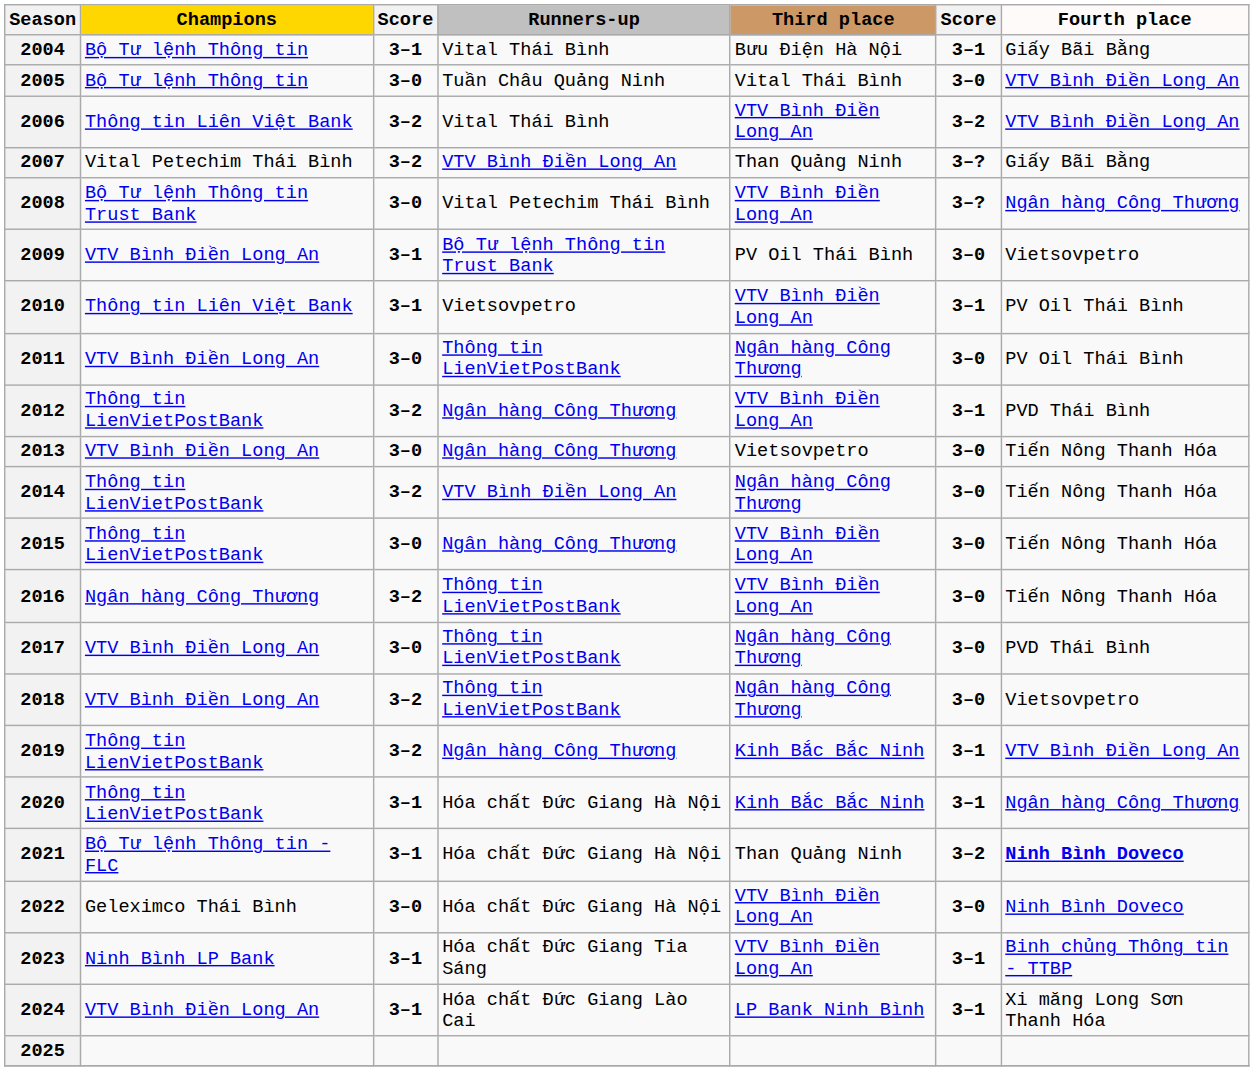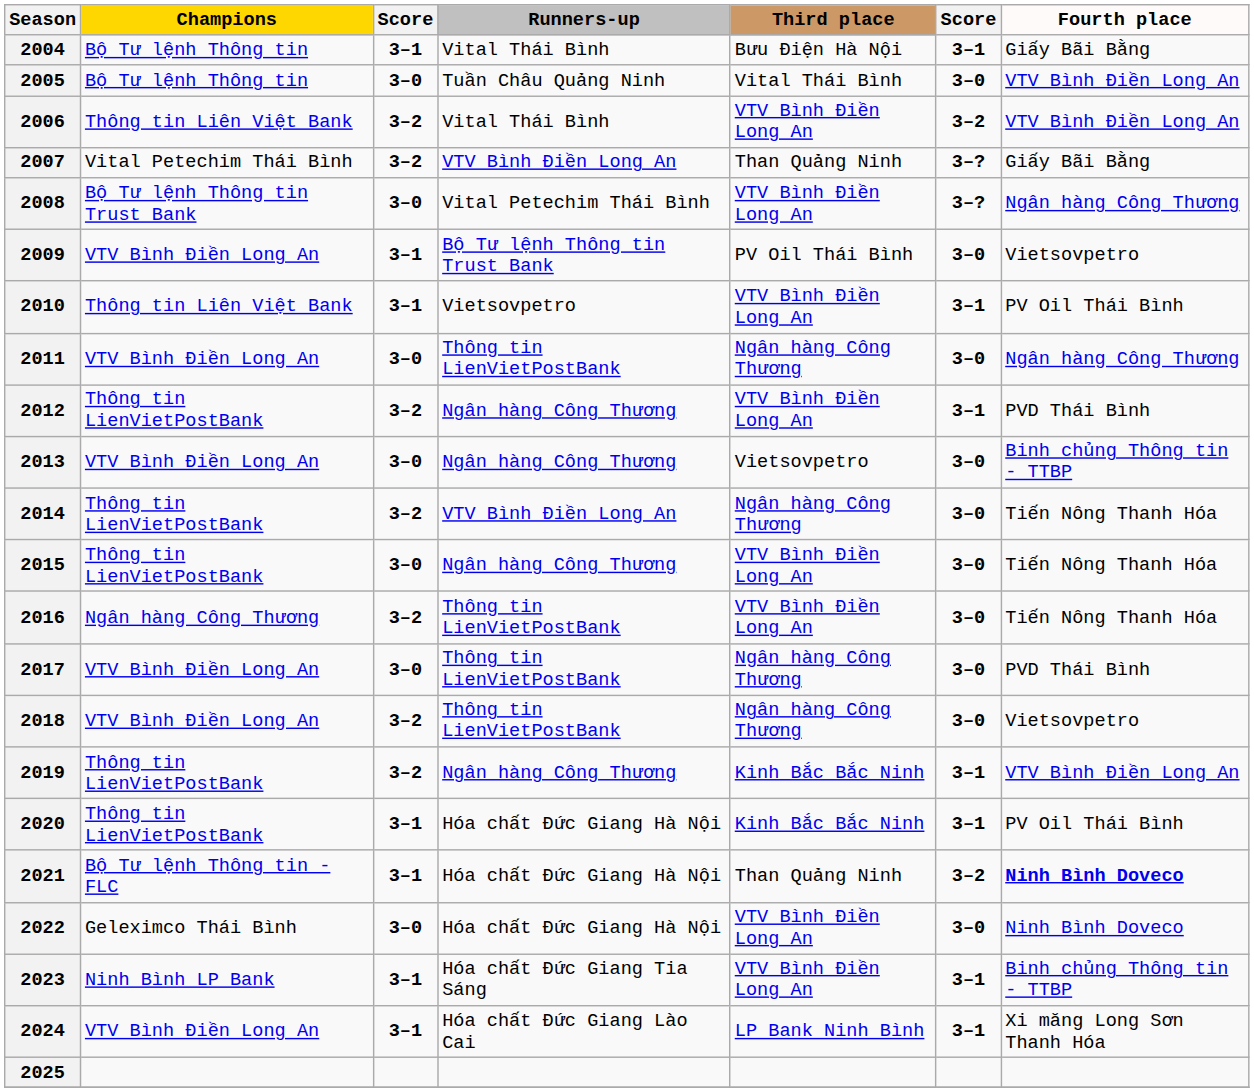(1094, 359) PV Oil Thái Bình -> (1122, 359) Ngân hàng Công Thương
(1111, 452) Tiến Nông Thanh Hóa -> (1117, 462) Binh chủng Thông tin - TTBP
(1122, 803) Ngân hàng Công Thương -> (1094, 825) PV Oil Thái Bình
